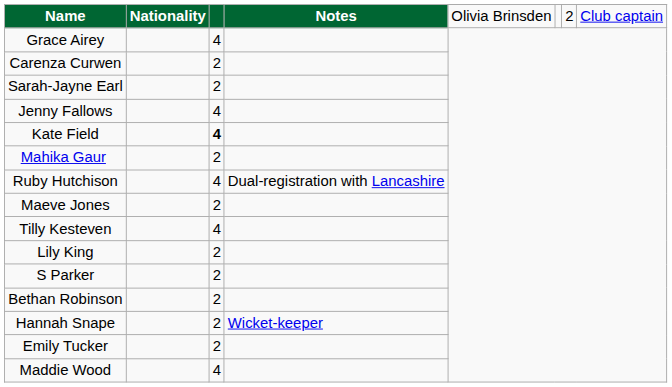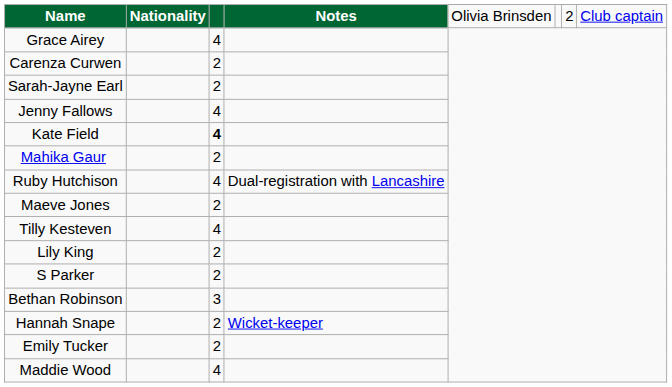(217, 299) 2 -> (217, 299) 3
